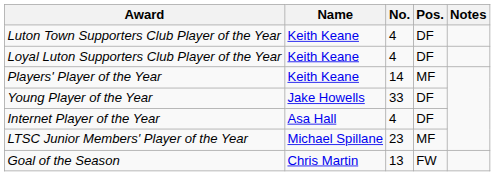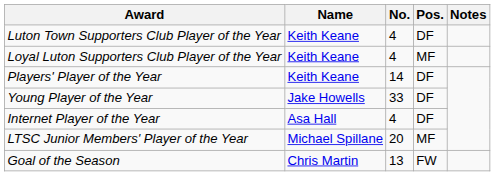(425, 56) DF -> (426, 56) MF
(426, 77) MF -> (425, 77) DF
(396, 139) 23 -> (396, 139) 20
